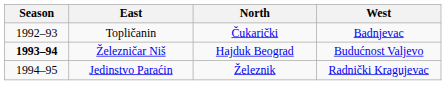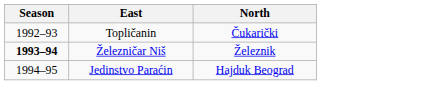- column: (379, 13)
(255, 51) Hajduk Beograd -> (255, 51) Železnik
(255, 70) Železnik -> (255, 70) Hajduk Beograd
